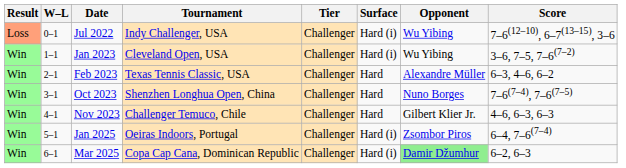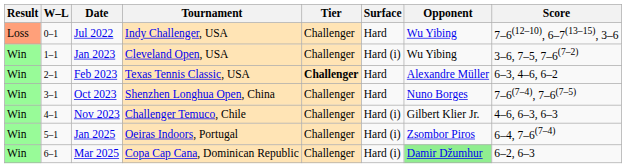(378, 33) Hard (i) -> (375, 33) Hard
(329, 74) normal -> (331, 74) bold
(371, 114) Hard -> (382, 114) Hard (i)
